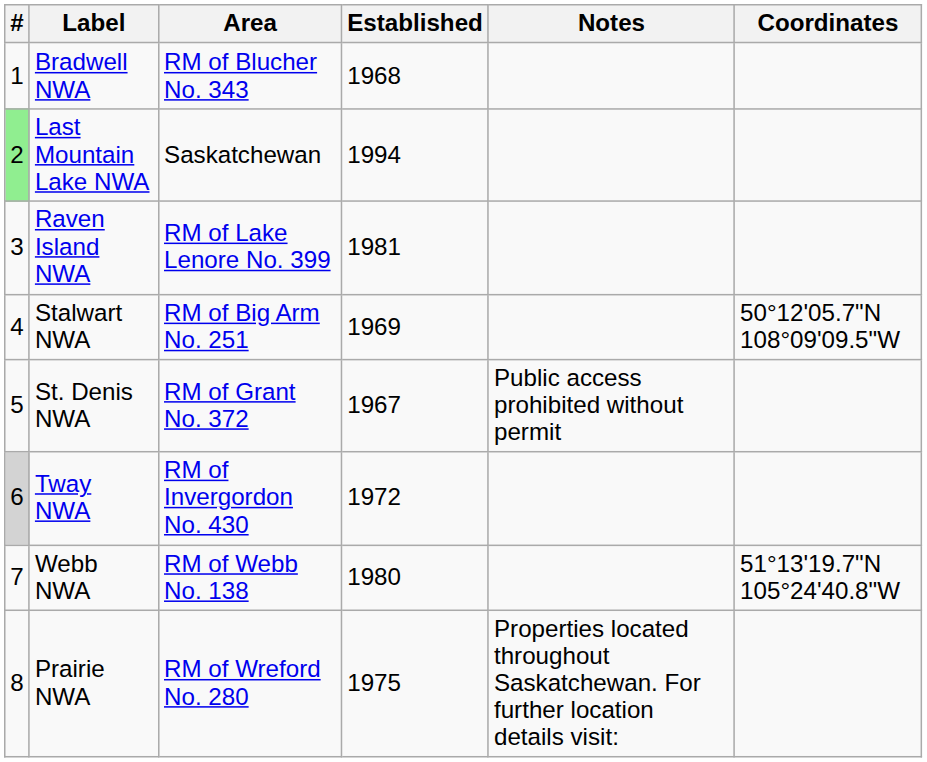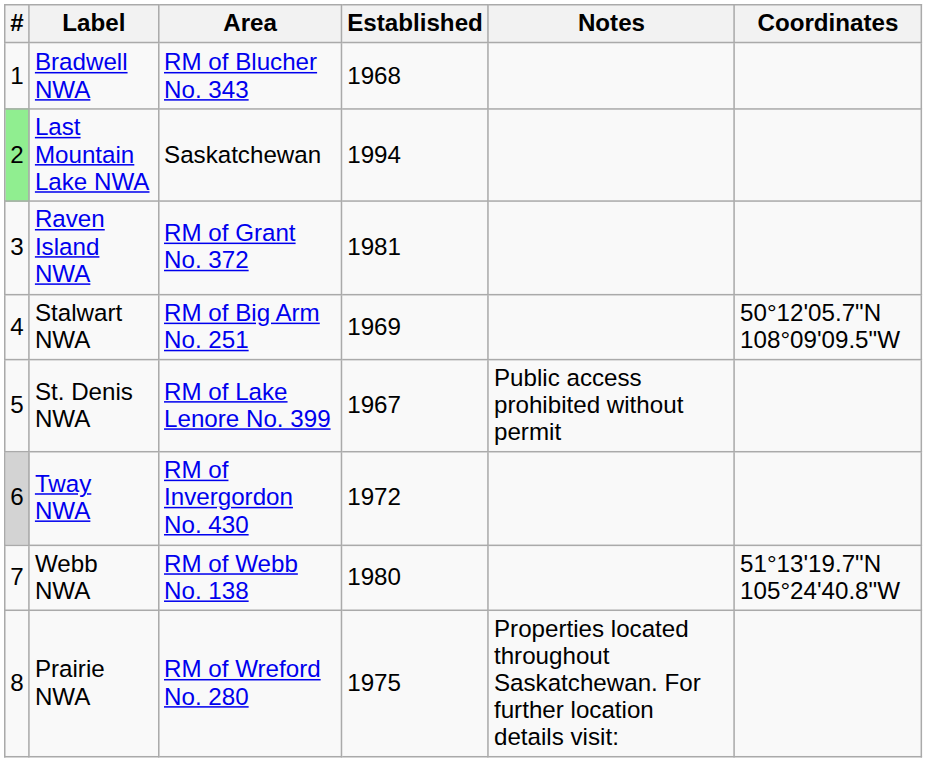(247, 247) RM of Lake Lenore No. 399 -> (230, 247) RM of Grant No. 372
(230, 405) RM of Grant No. 372 -> (247, 405) RM of Lake Lenore No. 399
